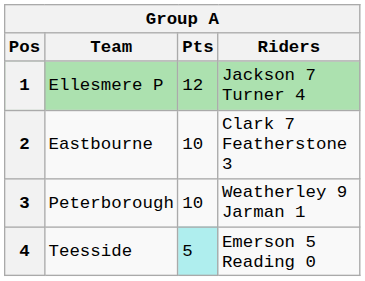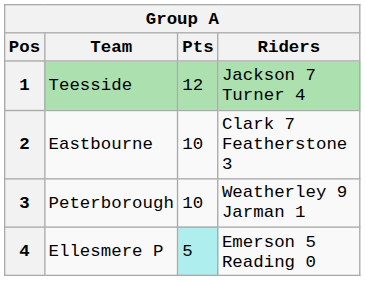(106, 86) Ellesmere P -> (90, 86) Teesside
(90, 251) Teesside -> (106, 251) Ellesmere P
